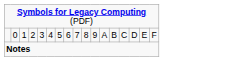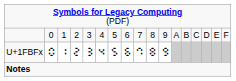+ row: (25, 52)
